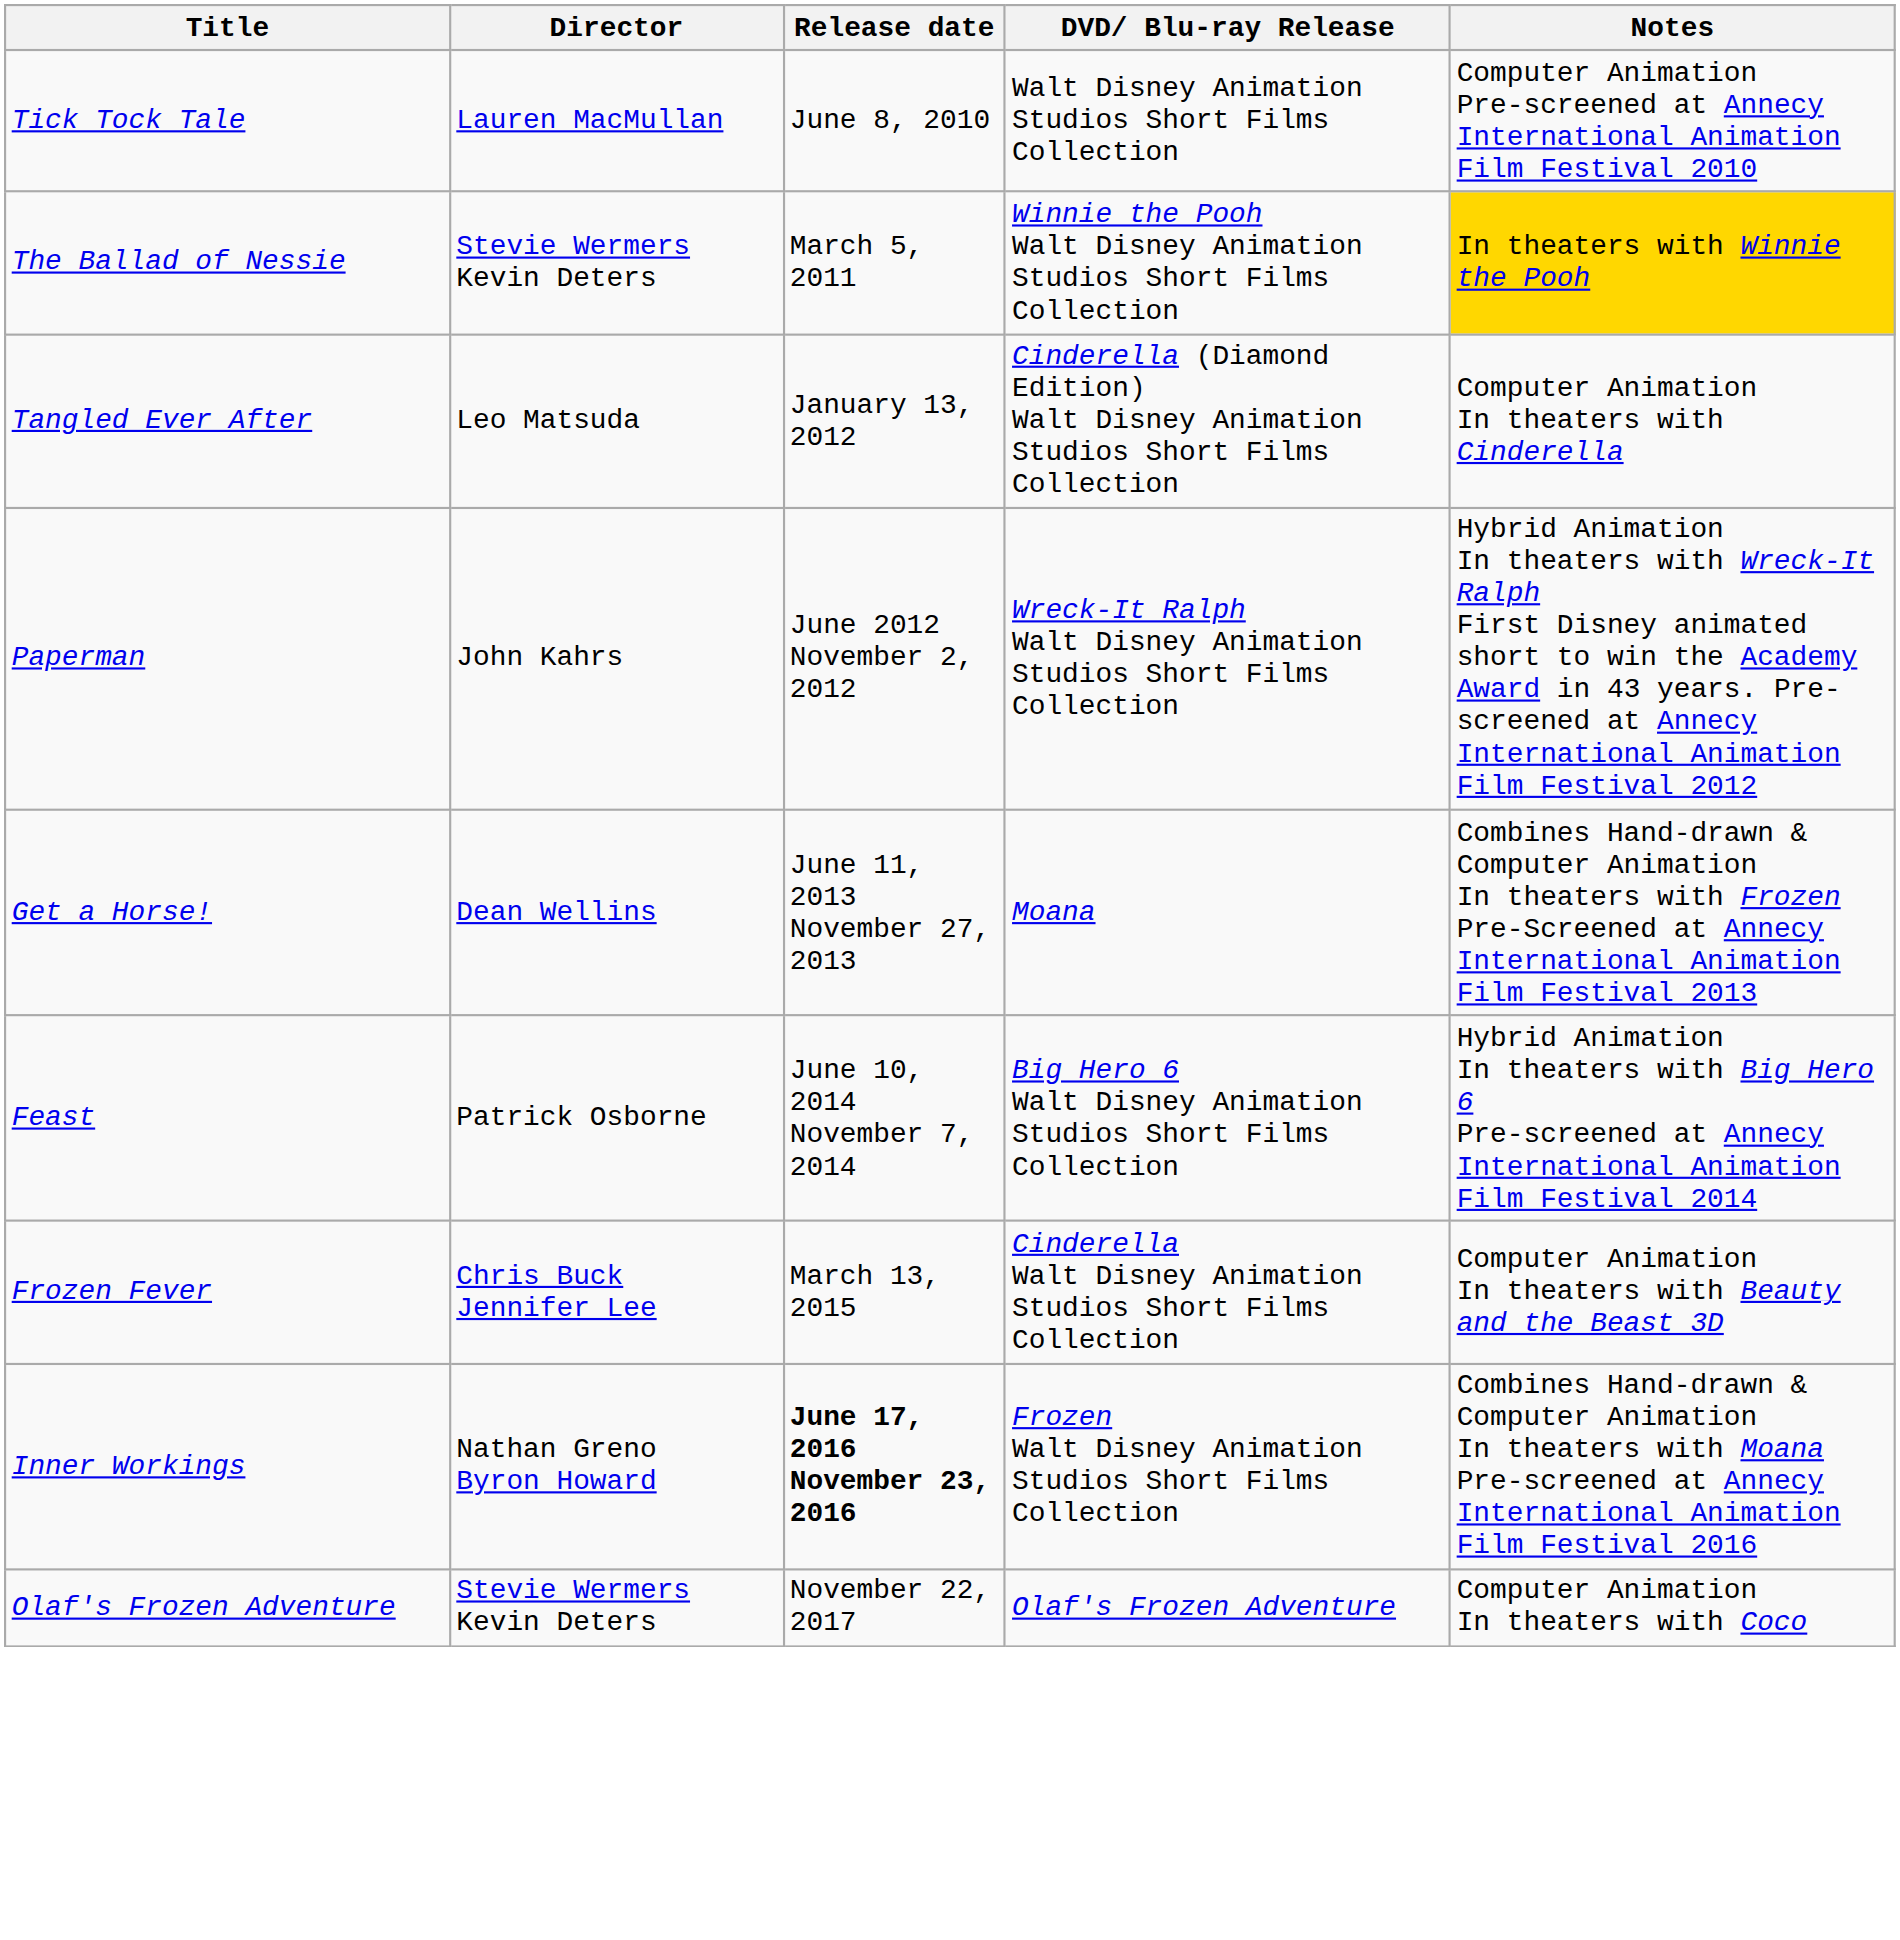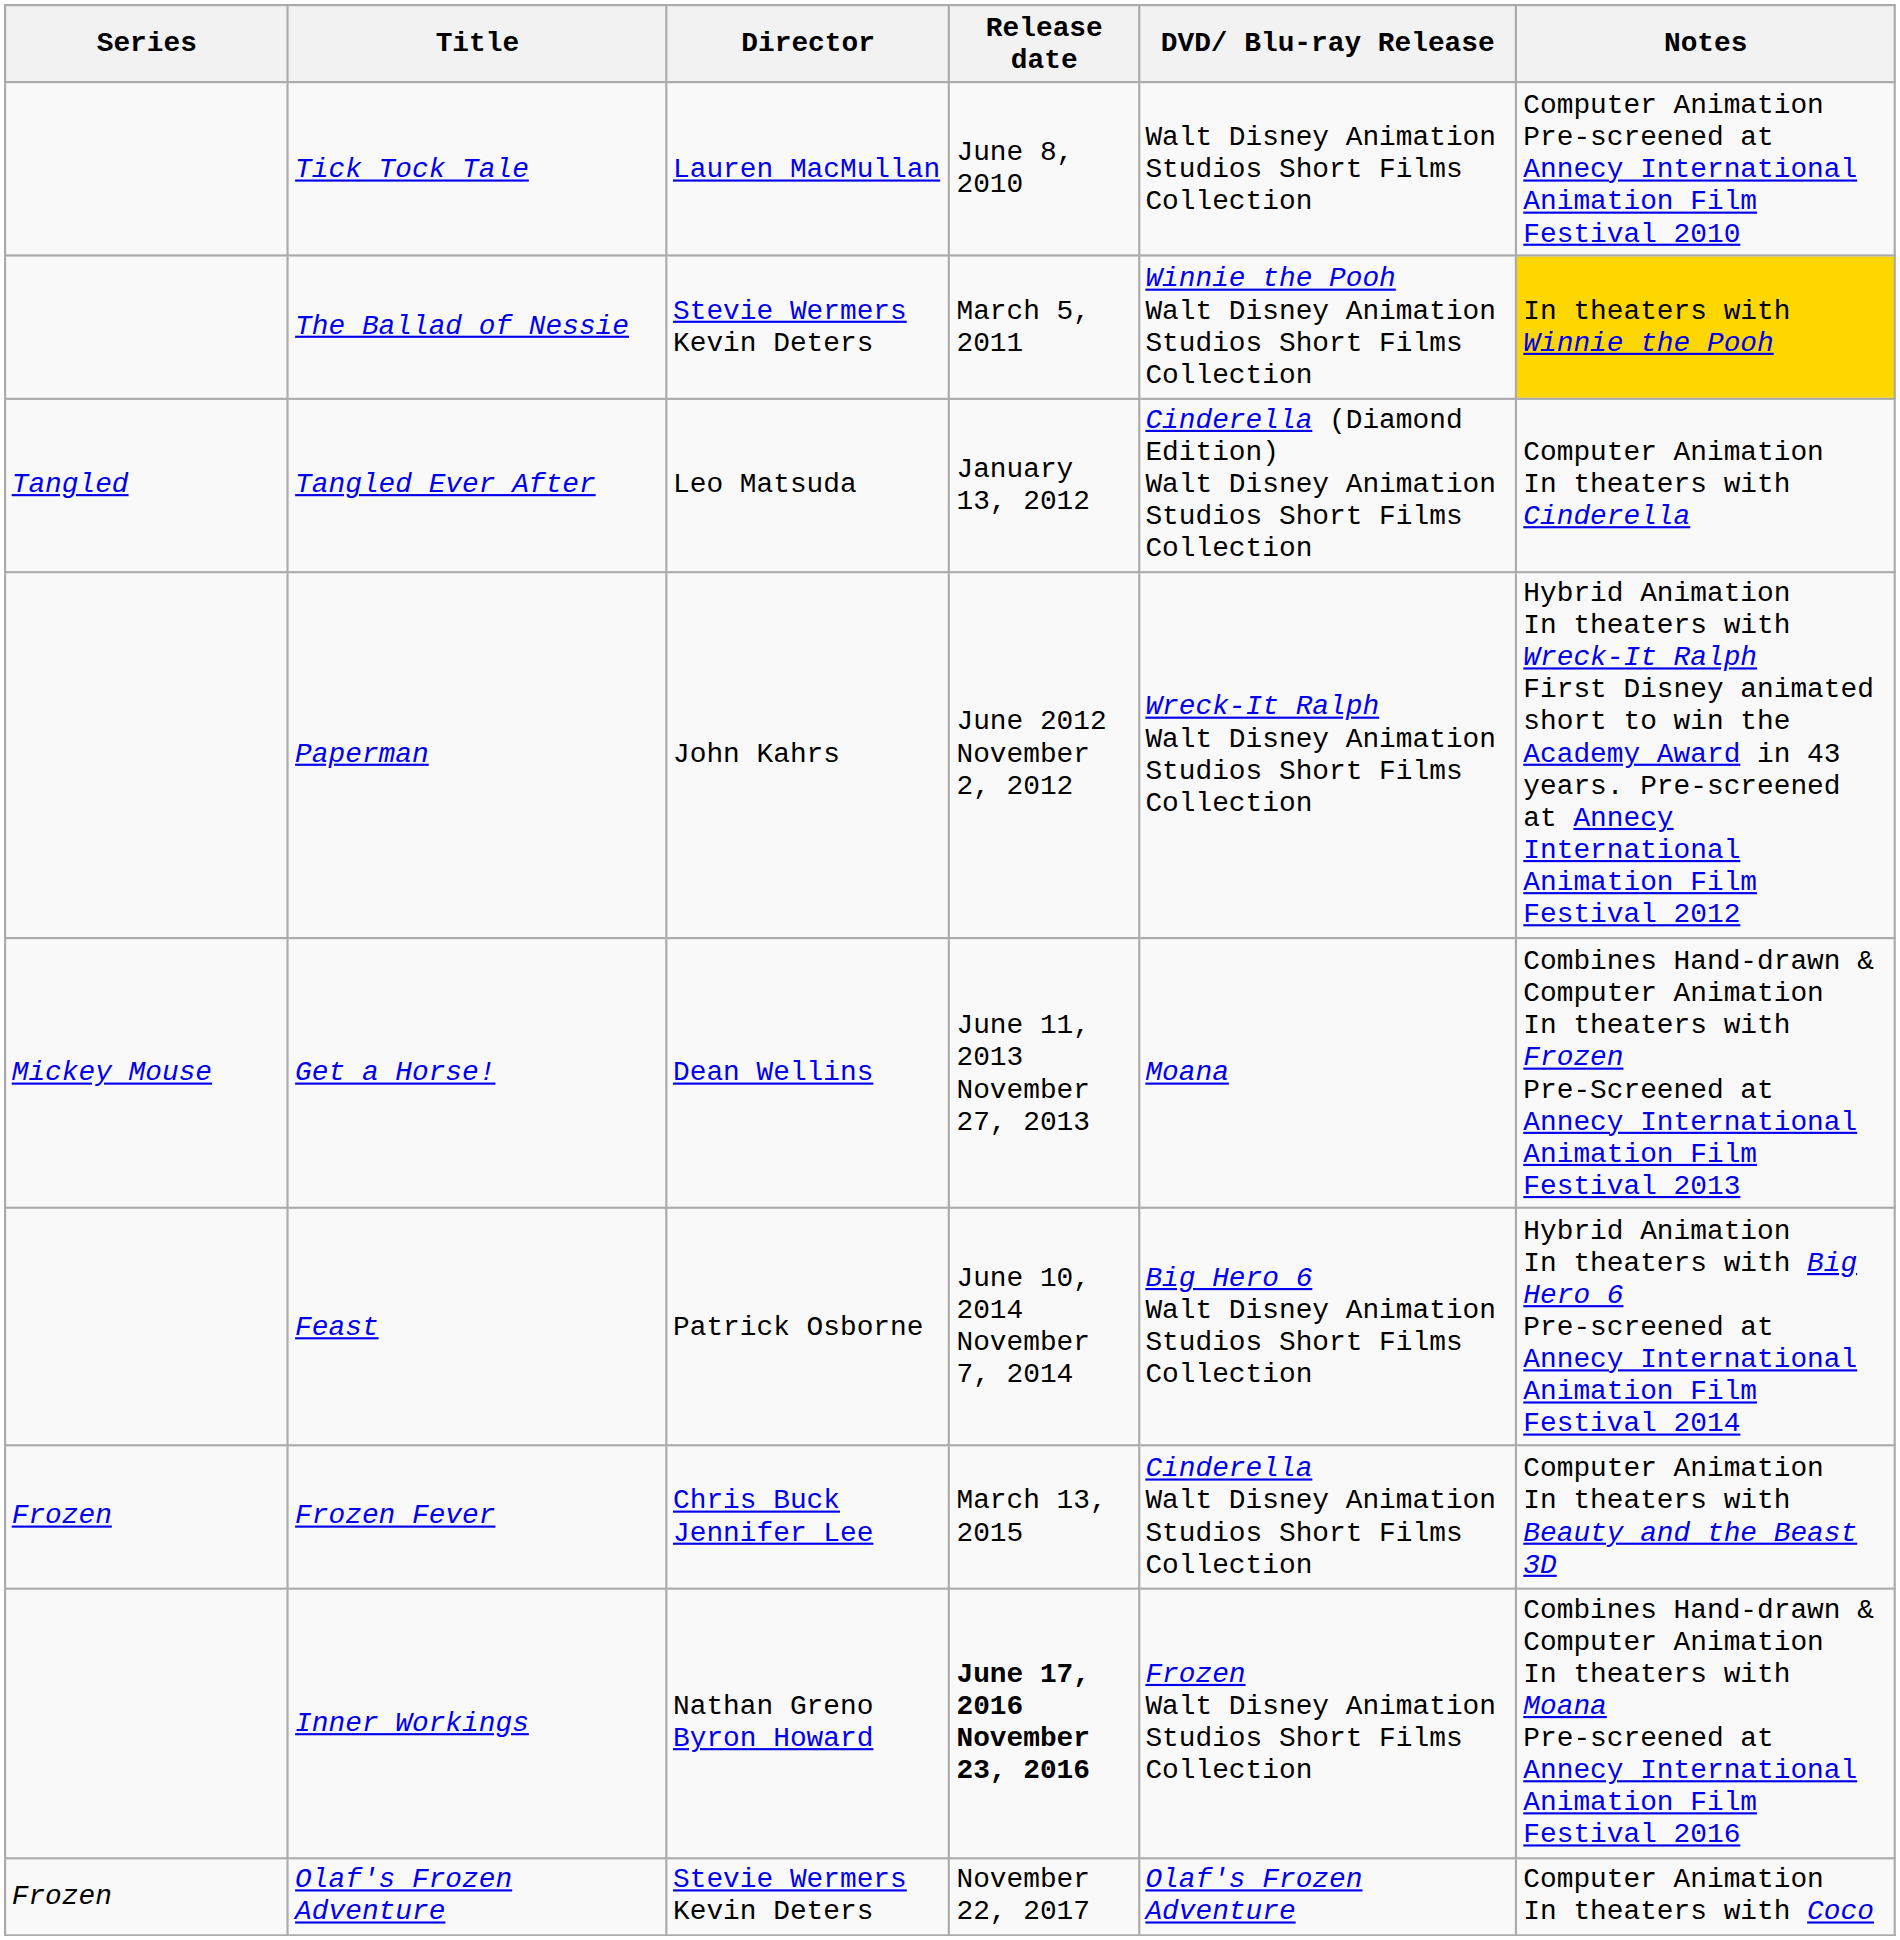+ column: (147, 44)
